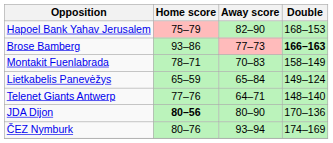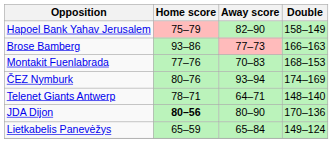(305, 29) 168–153 -> (305, 29) 158–149
(305, 46) bold -> (305, 46) normal
(186, 63) 78–71 -> (186, 63) 77–76
(305, 63) 158–149 -> (305, 63) 168–153
rows swapped: (40, 130) <-> (59, 79)
(186, 96) 77–76 -> (186, 96) 78–71
